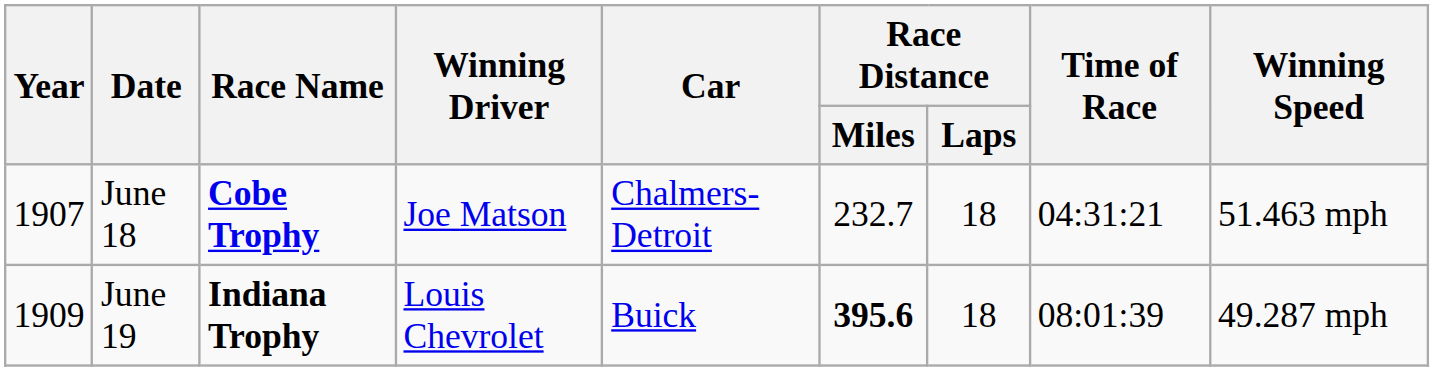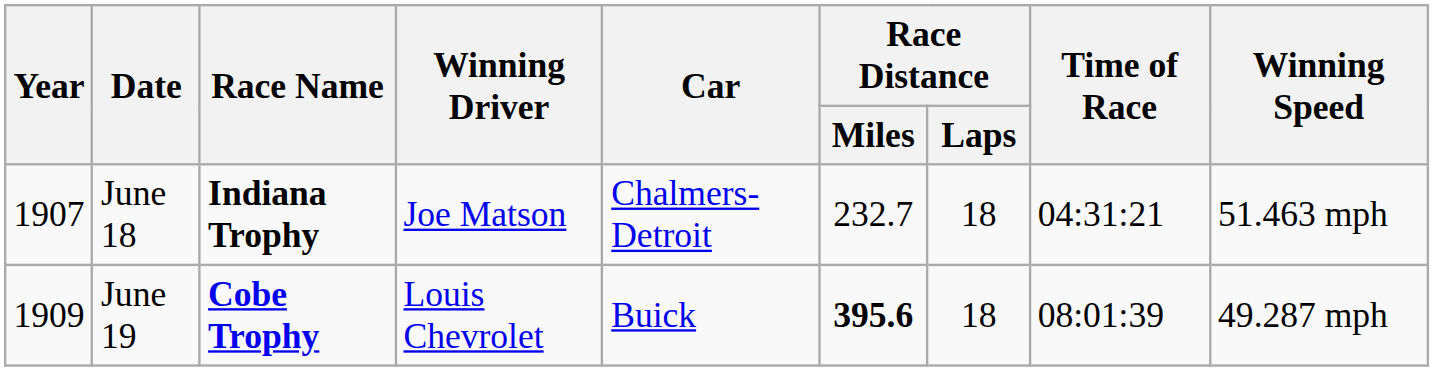(264, 214) Cobe Trophy -> (267, 214) Indiana Trophy
(267, 315) Indiana Trophy -> (264, 315) Cobe Trophy
